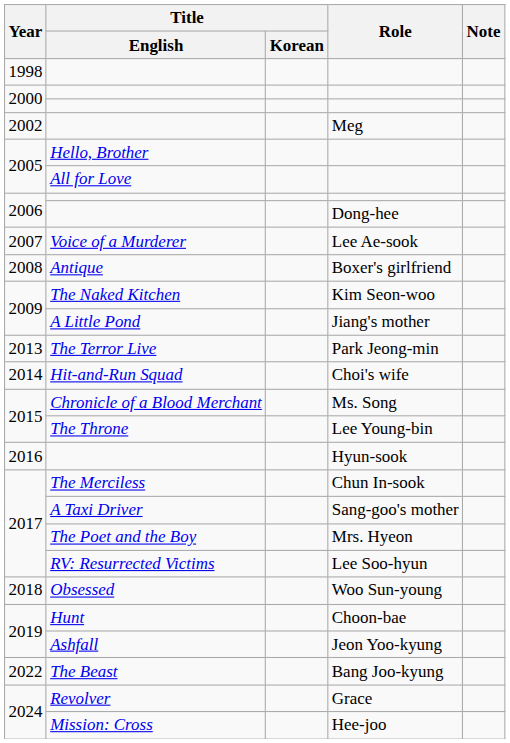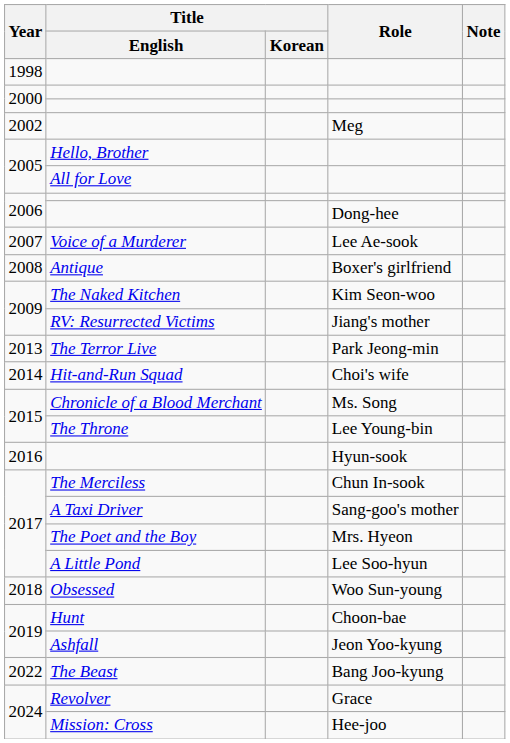(95, 321) A Little Pond -> (132, 321) RV: Resurrected Victims
(132, 563) RV: Resurrected Victims -> (95, 563) A Little Pond
